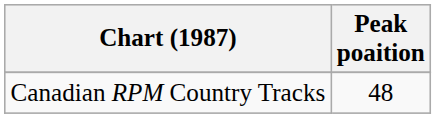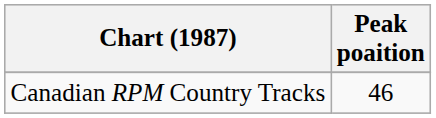(381, 92) 48 -> (381, 92) 46
